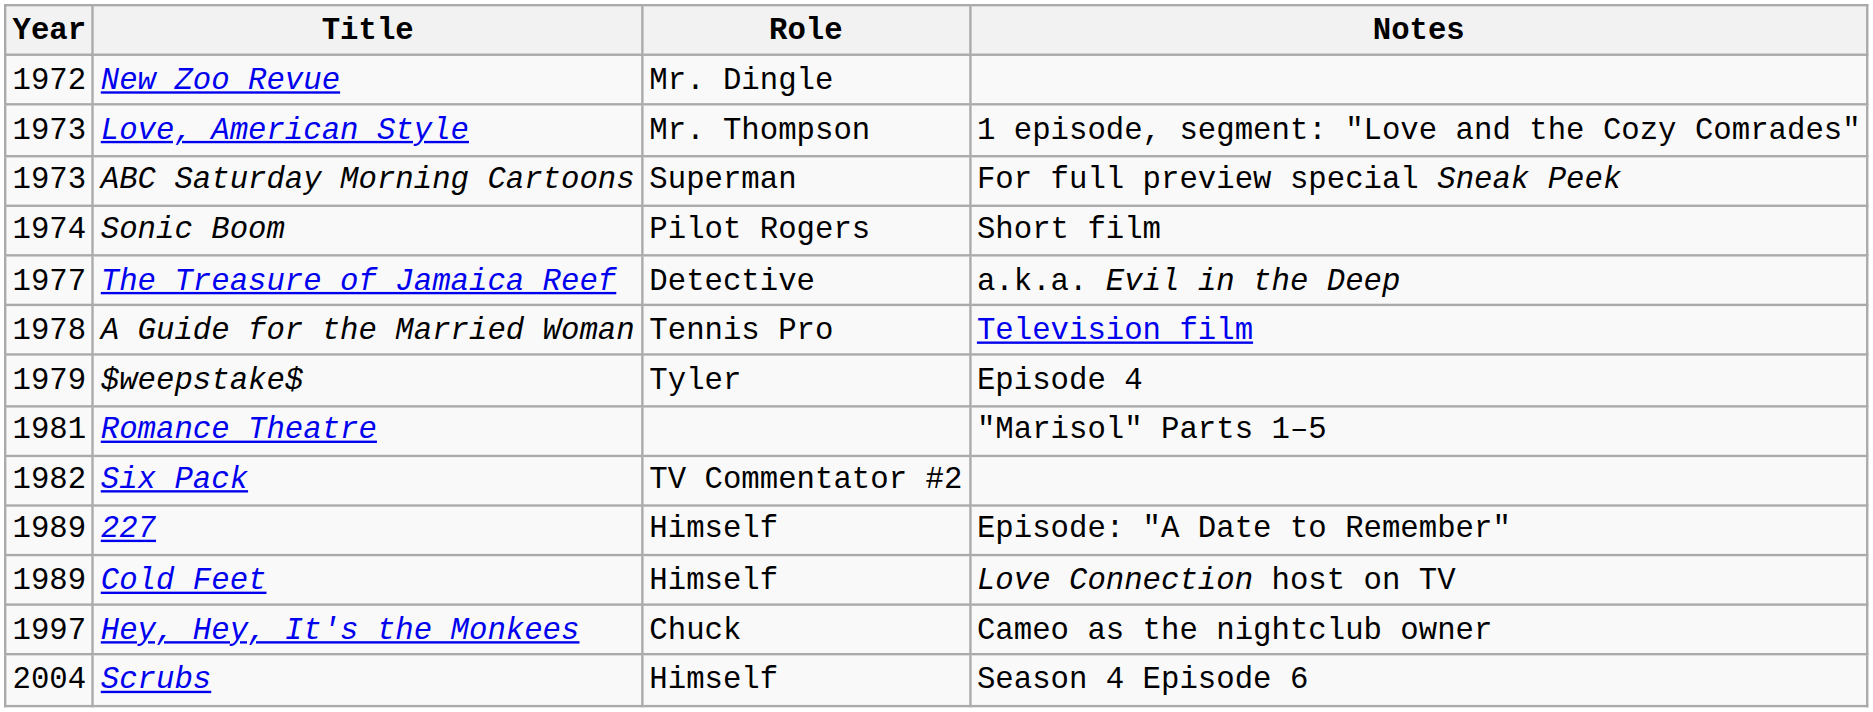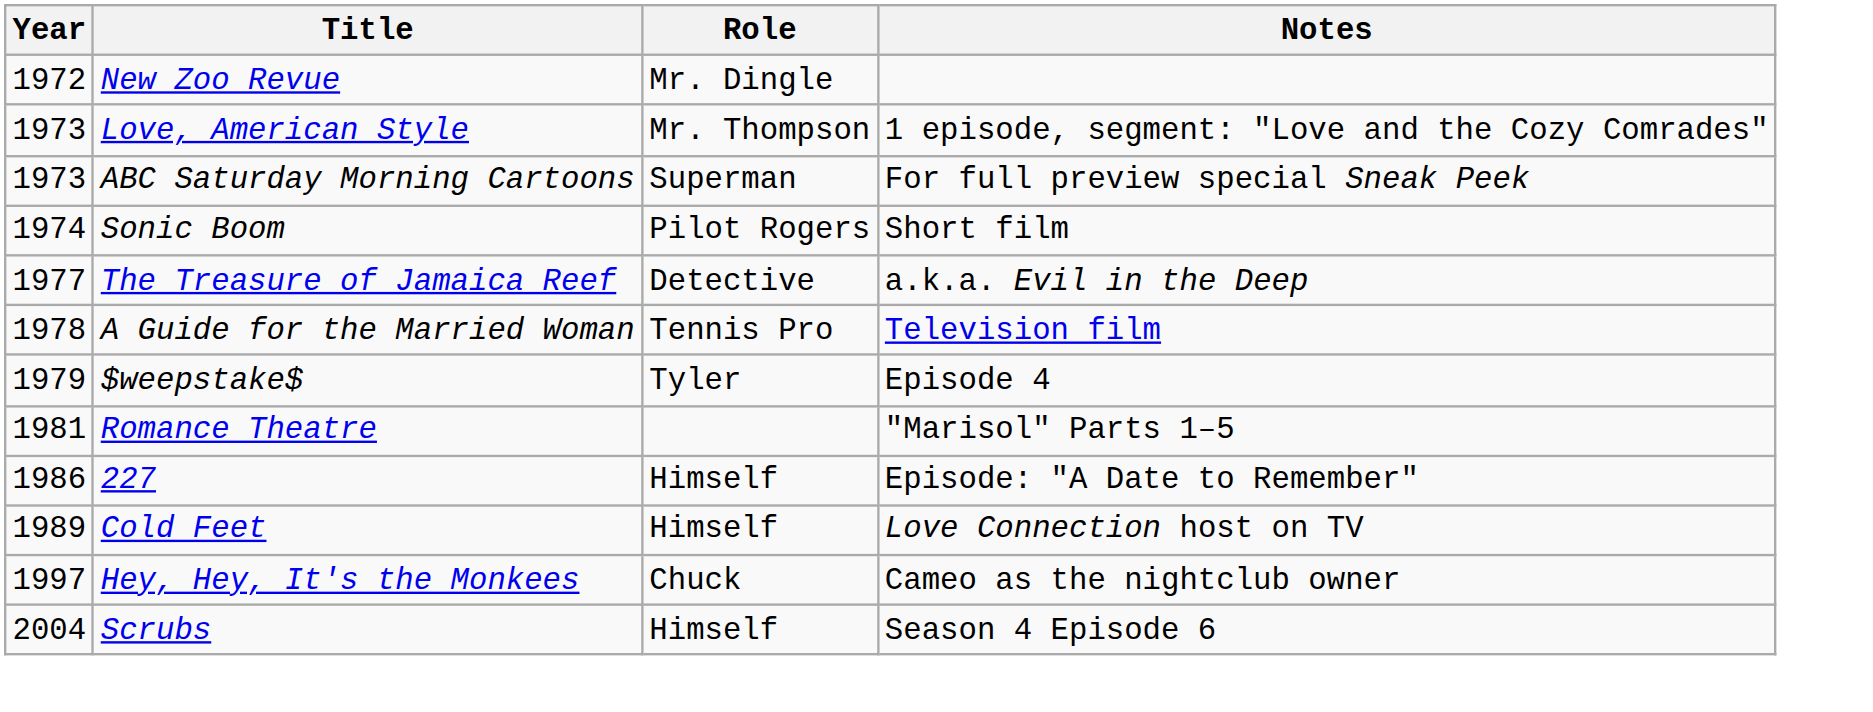- row: (174, 480)
(49, 530) 1989 -> (49, 480) 1986
